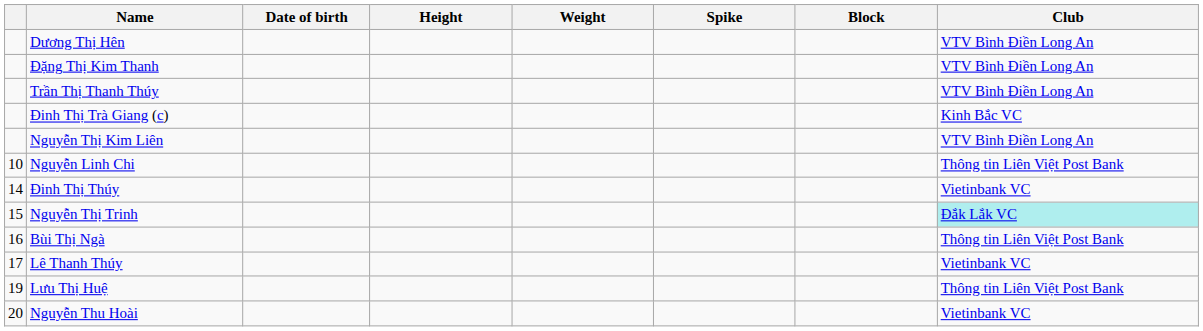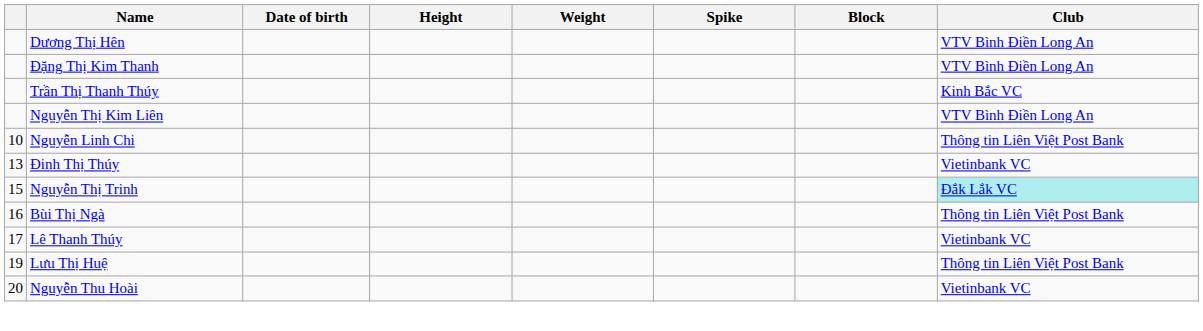(1017, 91) VTV Bình Điền Long An -> (981, 91) Kinh Bắc VC
- row: (99, 116)
(16, 190) 14 -> (16, 165) 13
